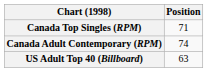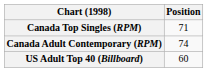(183, 59) 63 -> (183, 59) 60
